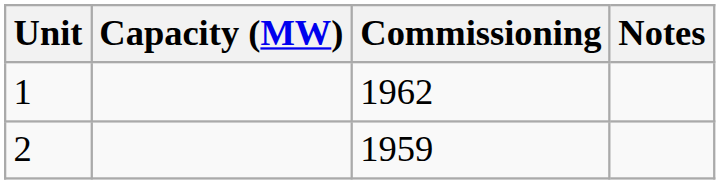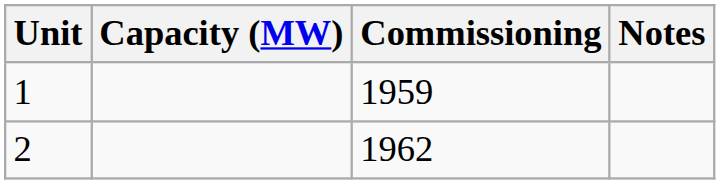(397, 91) 1962 -> (397, 91) 1959
(397, 149) 1959 -> (397, 149) 1962
